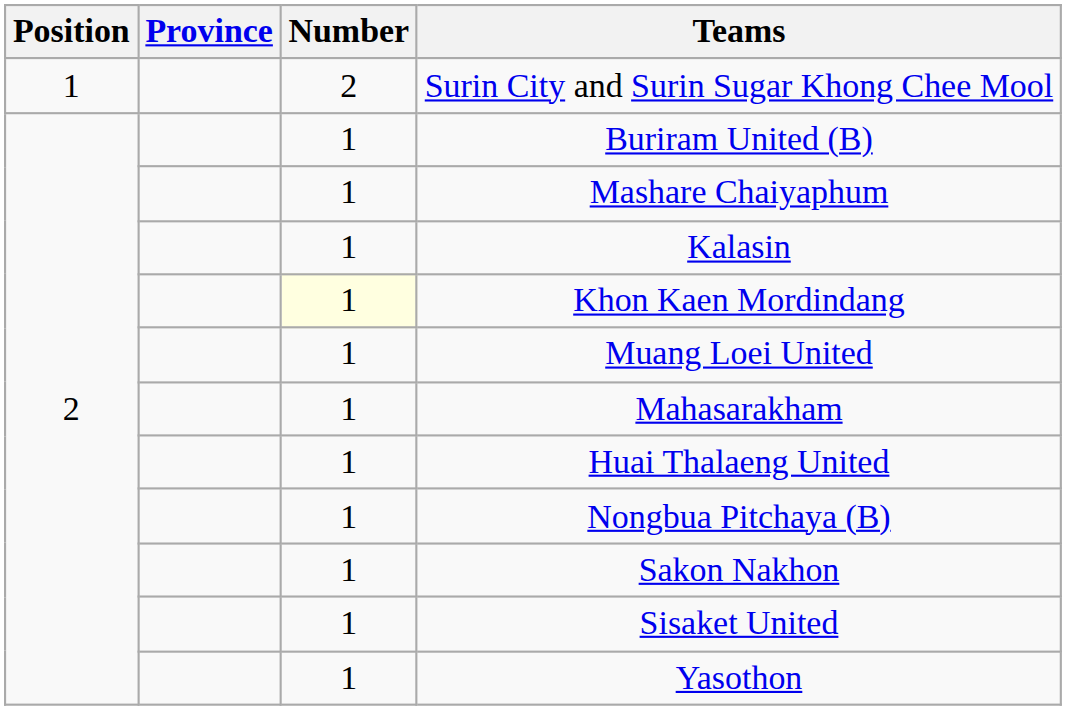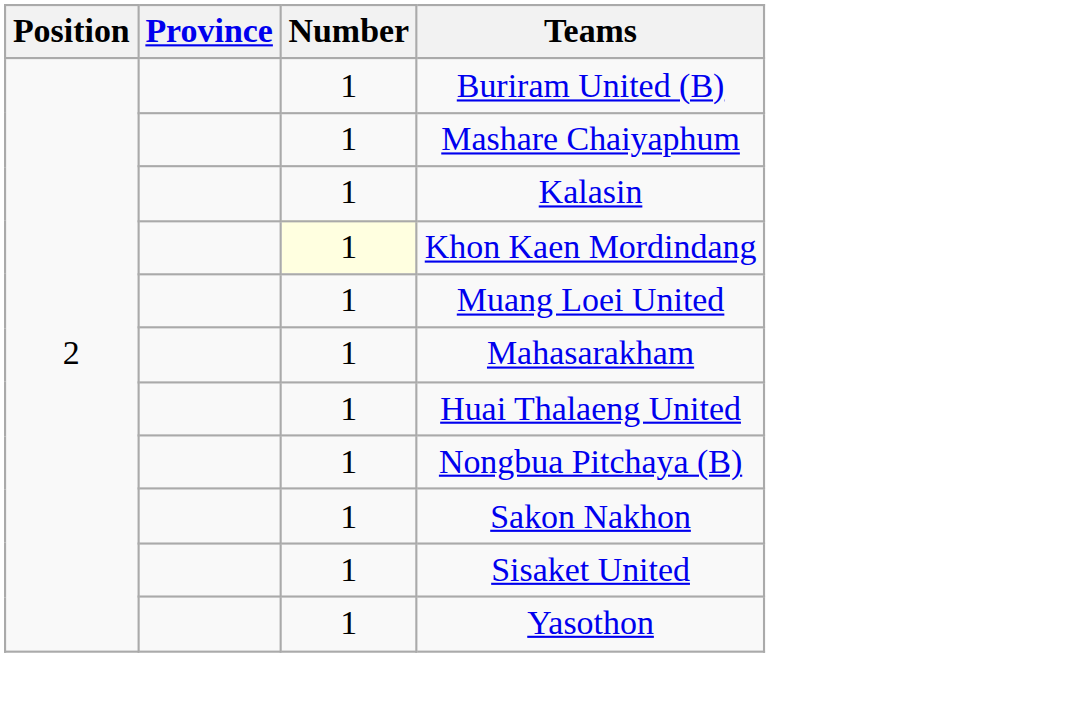- row: (739, 85)
